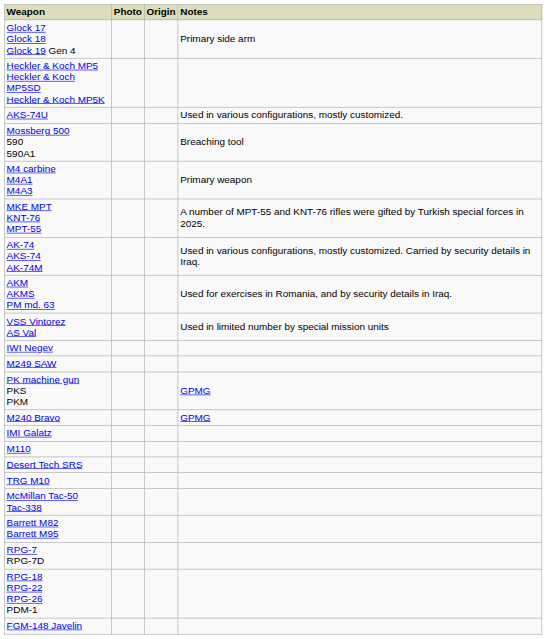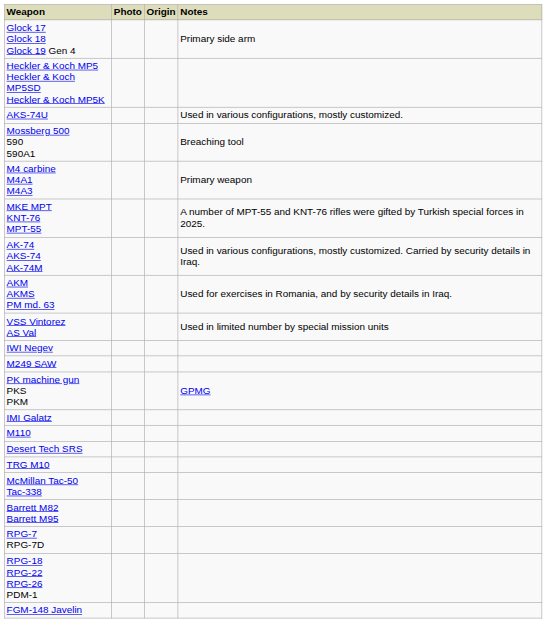- row: (33, 417)
